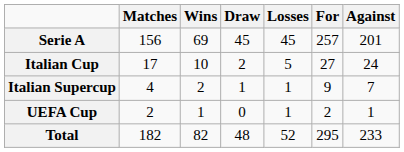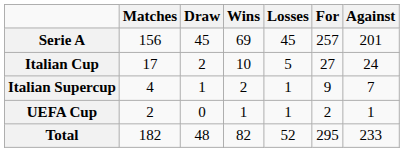columns swapped: (201, 16) <-> (242, 16)
